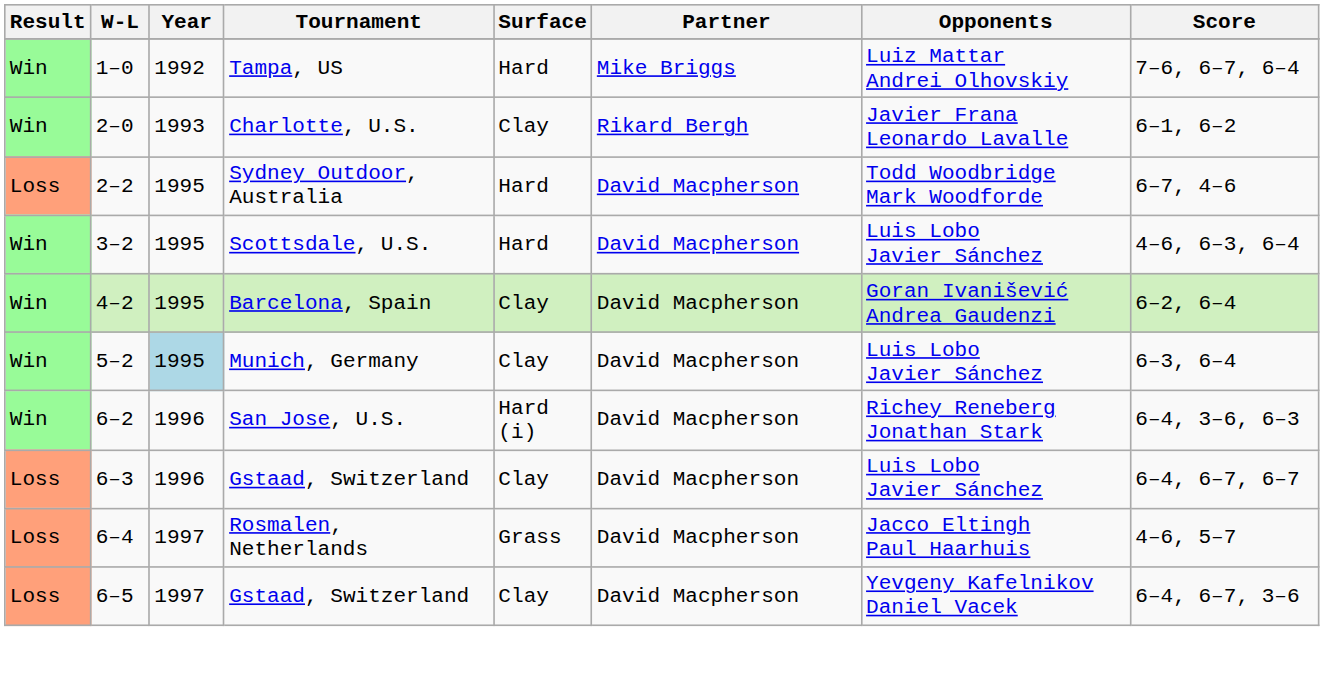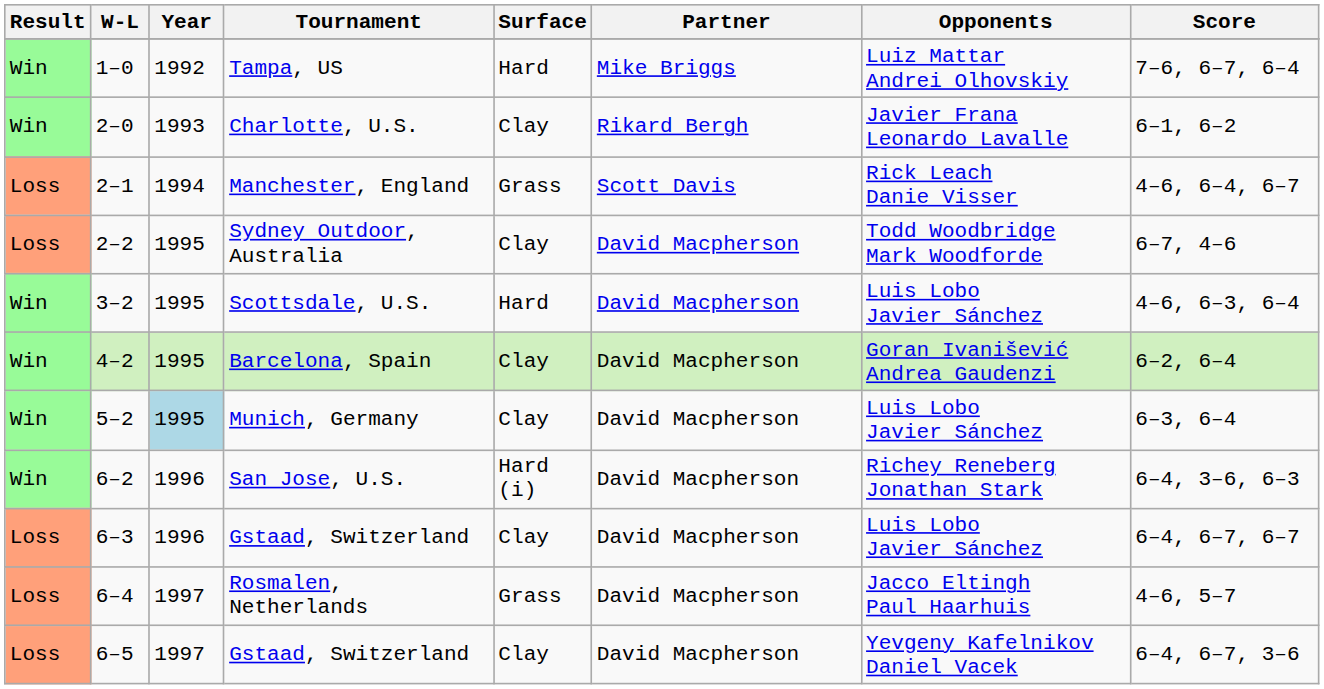+ row: (115, 186)
(524, 186) Hard -> (524, 244) Clay
